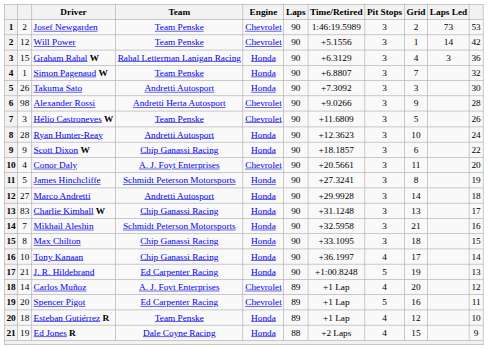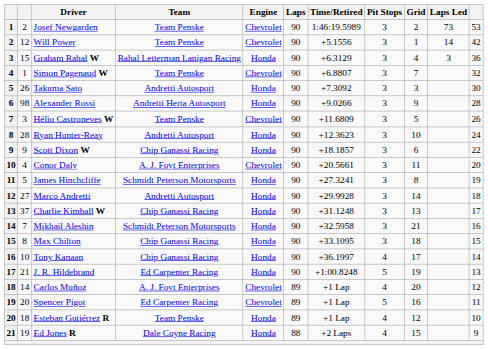(263, 73) Honda -> (263, 73) Chevrolet
(263, 104) Chevrolet -> (263, 104) Honda
(25, 211) 83 -> (25, 211) 37
